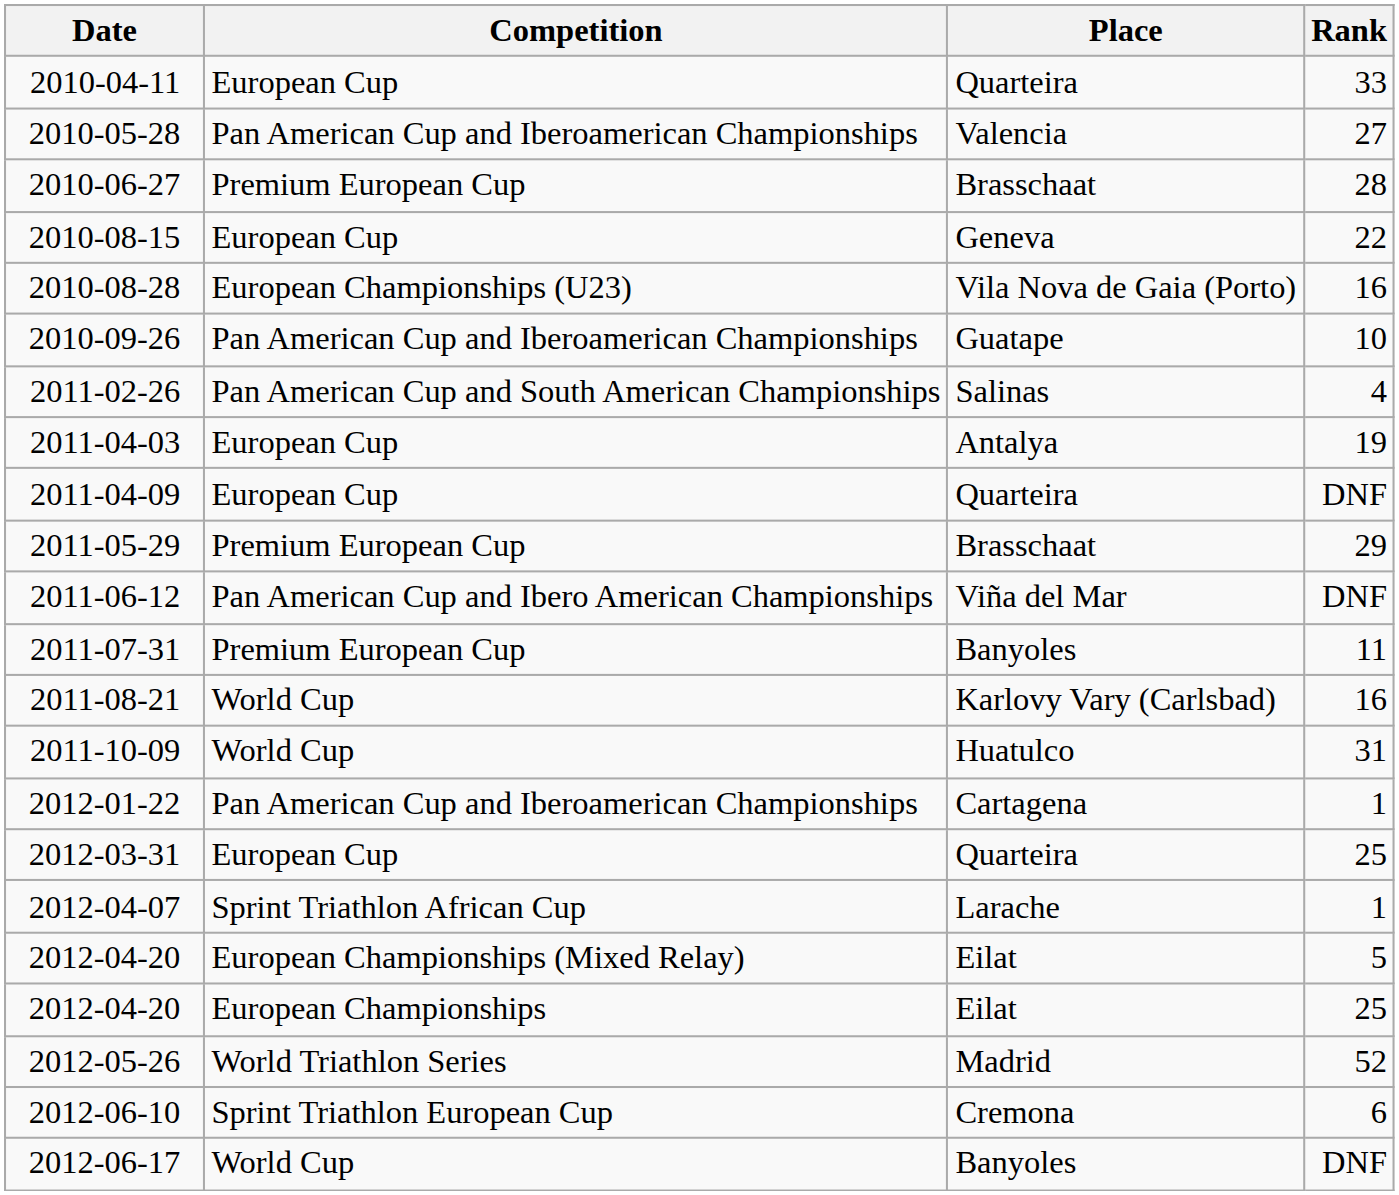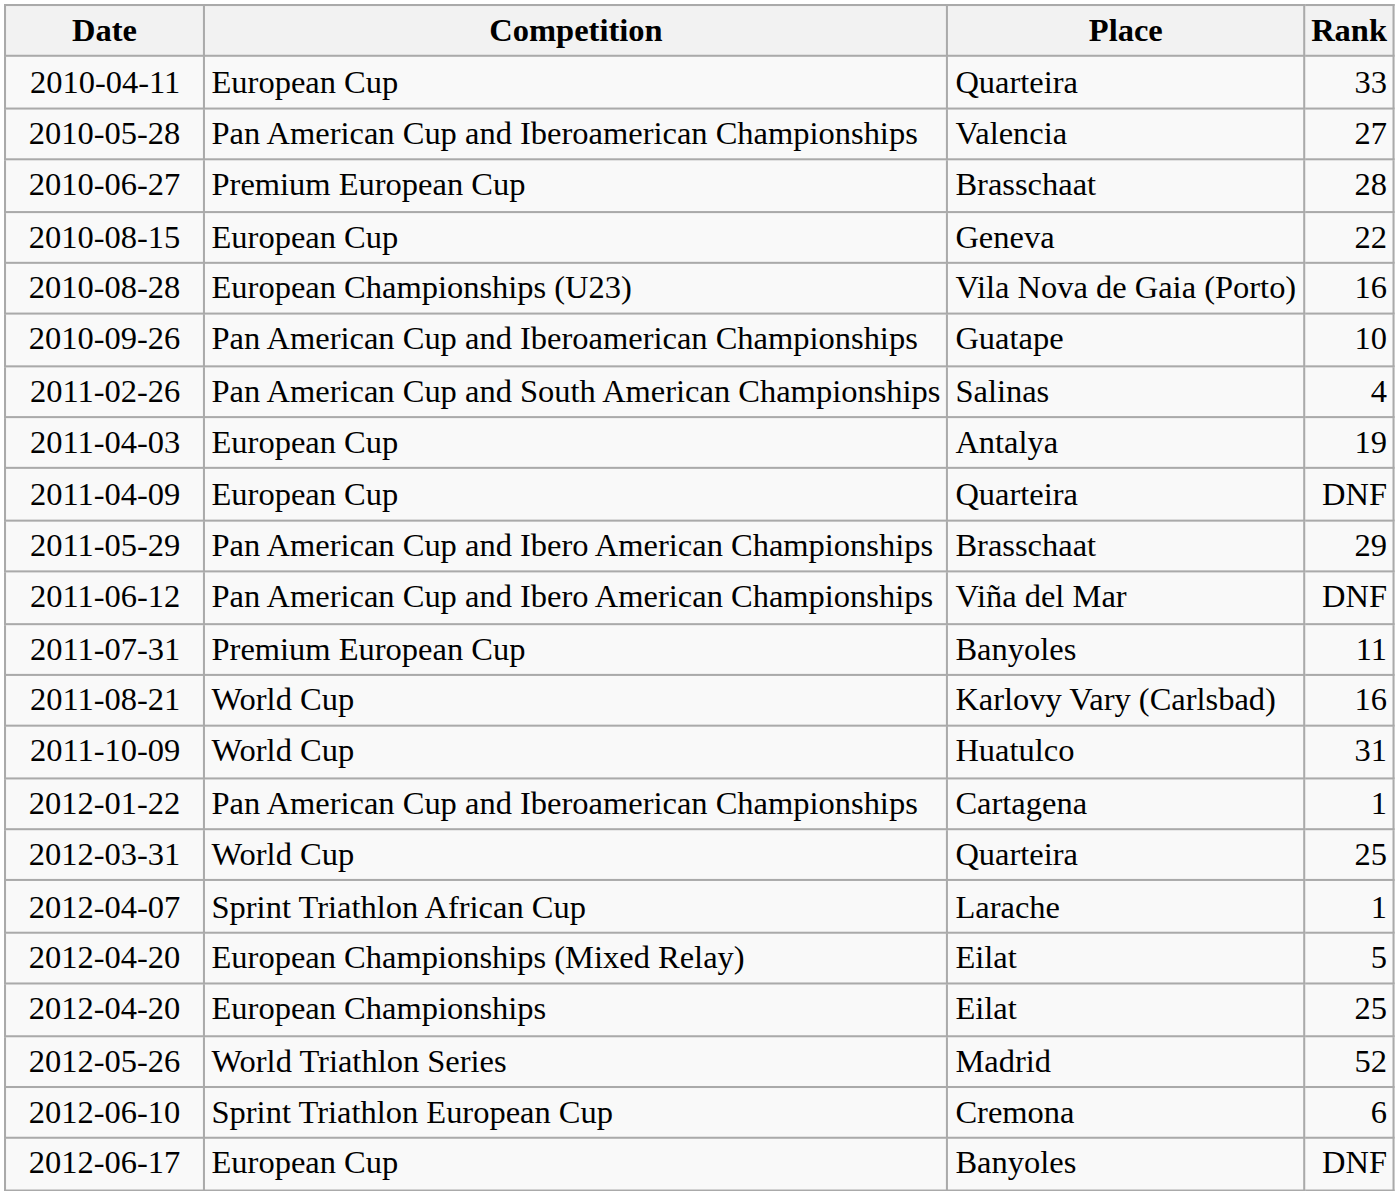(368, 545) Premium European Cup -> (572, 545) Pan American Cup and Ibero American Championships
(305, 854) European Cup -> (283, 854) World Cup
(283, 1163) World Cup -> (305, 1163) European Cup
